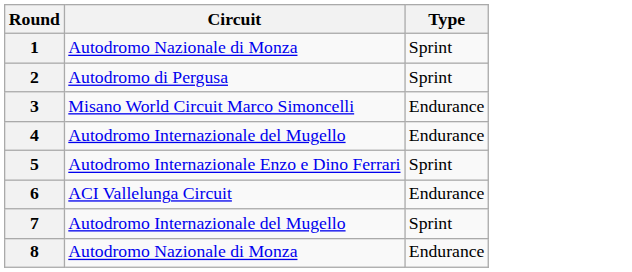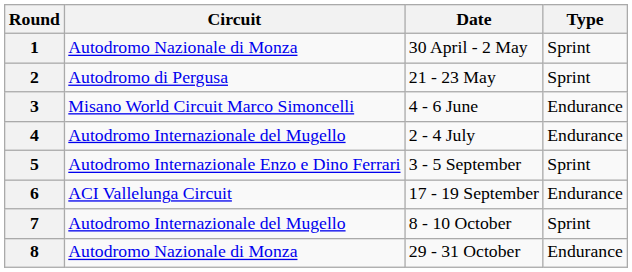+ column: (474, 18)
